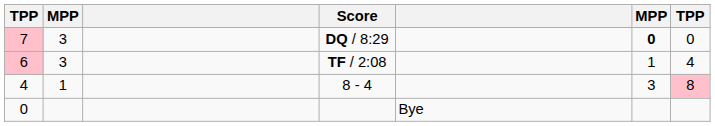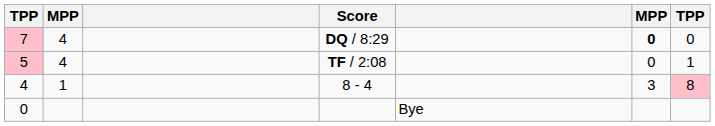(63, 39) 3 -> (63, 39) 4
(24, 62) 6 -> (24, 62) 5
(63, 62) 3 -> (63, 62) 4
(651, 62) 1 -> (651, 62) 0
(690, 62) 4 -> (690, 62) 1
